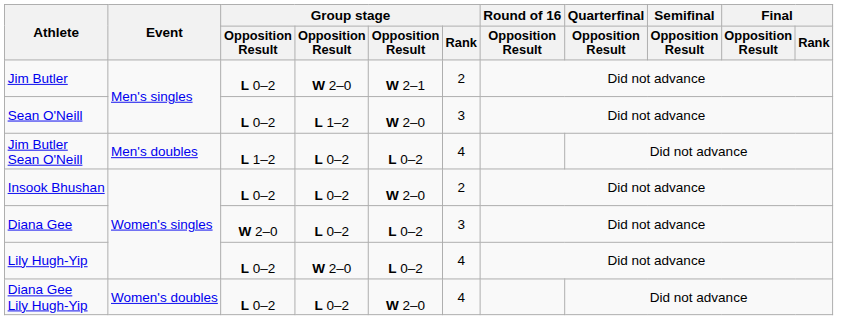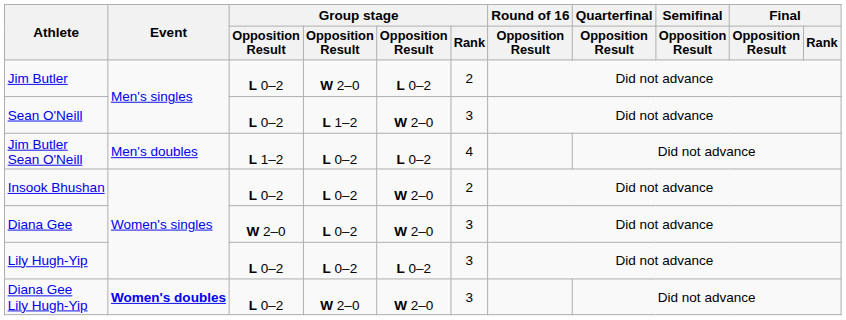(406, 86) W 2–1 -> (414, 86) L 0–2
(406, 232) L 0–2 -> (414, 232) W 2–0
(332, 268) W 2–0 -> (340, 268) L 0–2
(461, 261) 4 -> (469, 261) 3
(164, 297) normal -> (168, 297) bold
(332, 305) L 0–2 -> (340, 305) W 2–0
(461, 297) 4 -> (469, 297) 3
